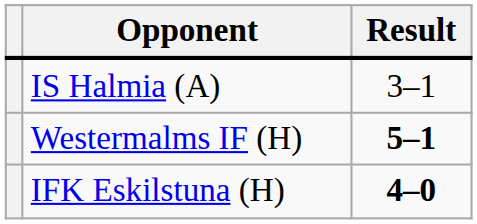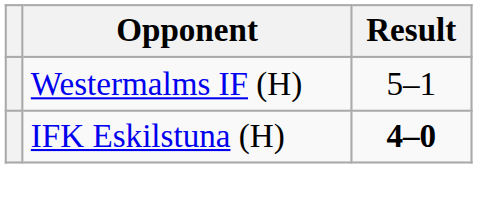- row: (126, 85)
(411, 138) bold -> (411, 83) normal
